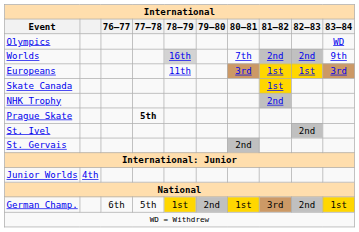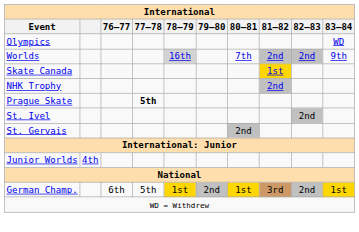- row: (31, 71)
